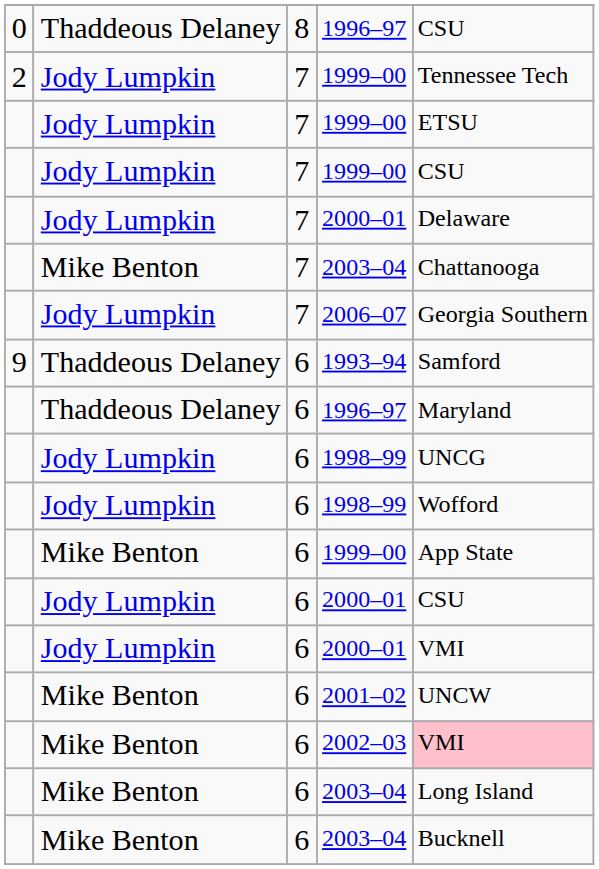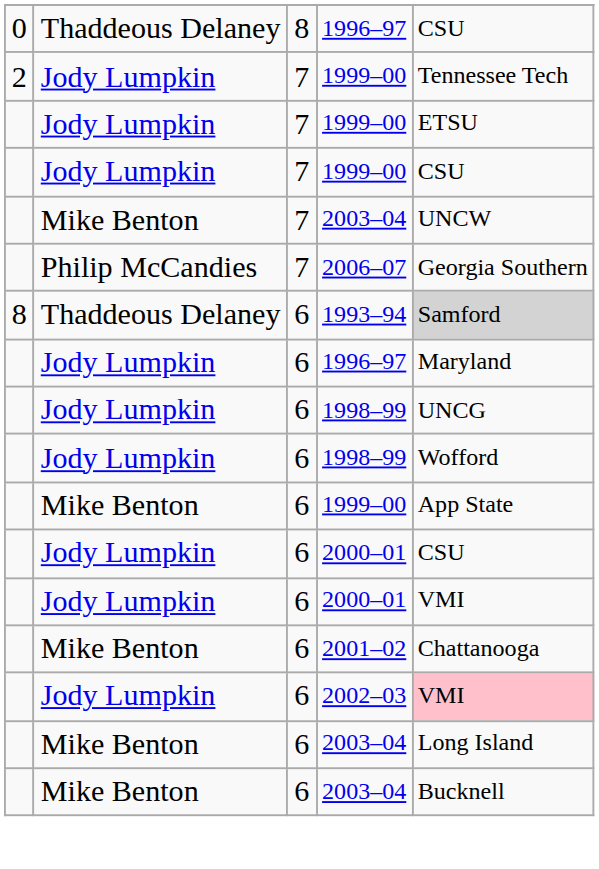- row: (302, 219)
(479, 266) Chattanooga -> (455, 219) UNCW
(128, 314) Jody Lumpkin -> (149, 266) Philip McCandies
(19, 362) 9 -> (19, 314) 8
(459, 362) no background -> (459, 314) lightgrey background
(161, 409) Thaddeous Delaney -> (128, 362) Jody Lumpkin
(455, 696) UNCW -> (479, 648) Chattanooga
(120, 743) Mike Benton -> (128, 696) Jody Lumpkin
